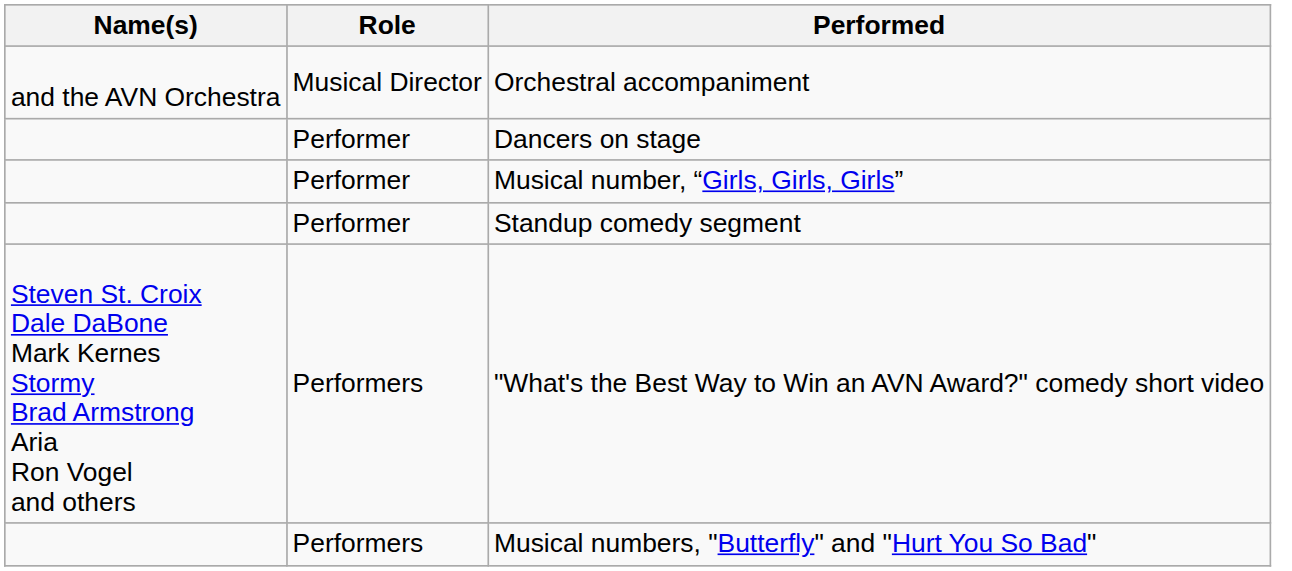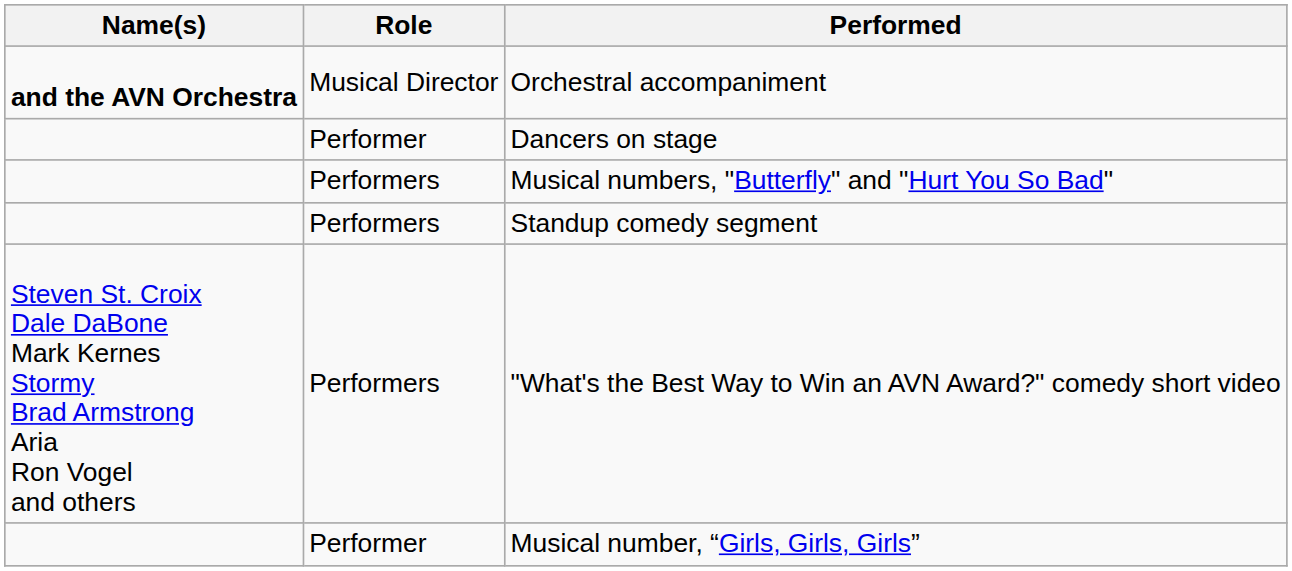(146, 97) normal -> (154, 97) bold
rows swapped: (699, 180) <-> (795, 543)
(351, 222) Performer -> (374, 222) Performers
